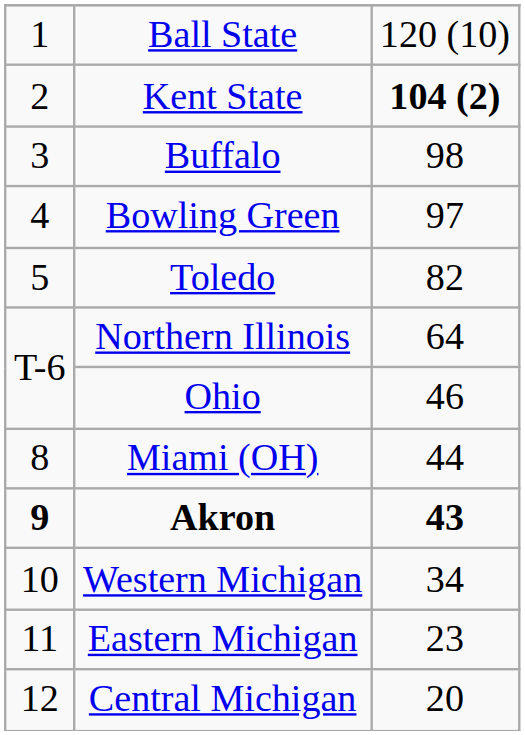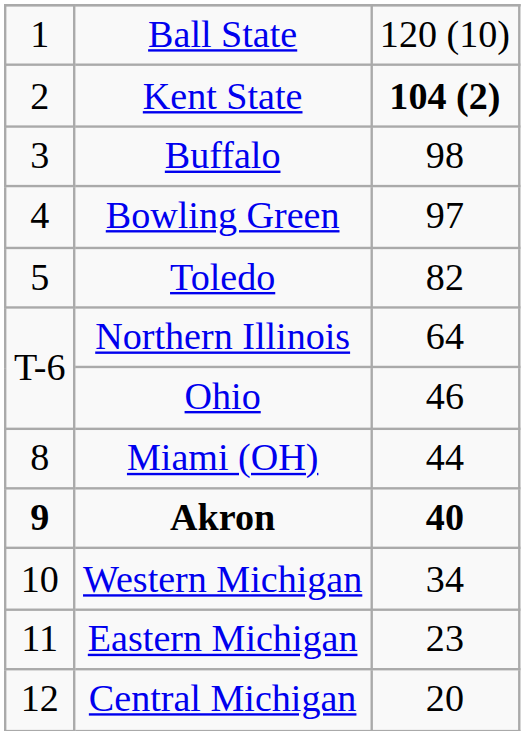(445, 517) 43 -> (445, 517) 40
